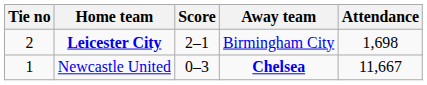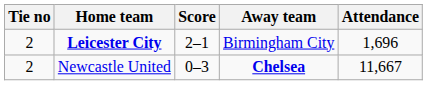(380, 42) 1,698 -> (380, 42) 1,696
(29, 67) 1 -> (29, 67) 2
